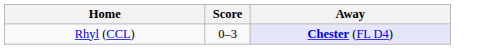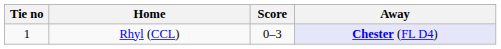+ column: (27, 14)
